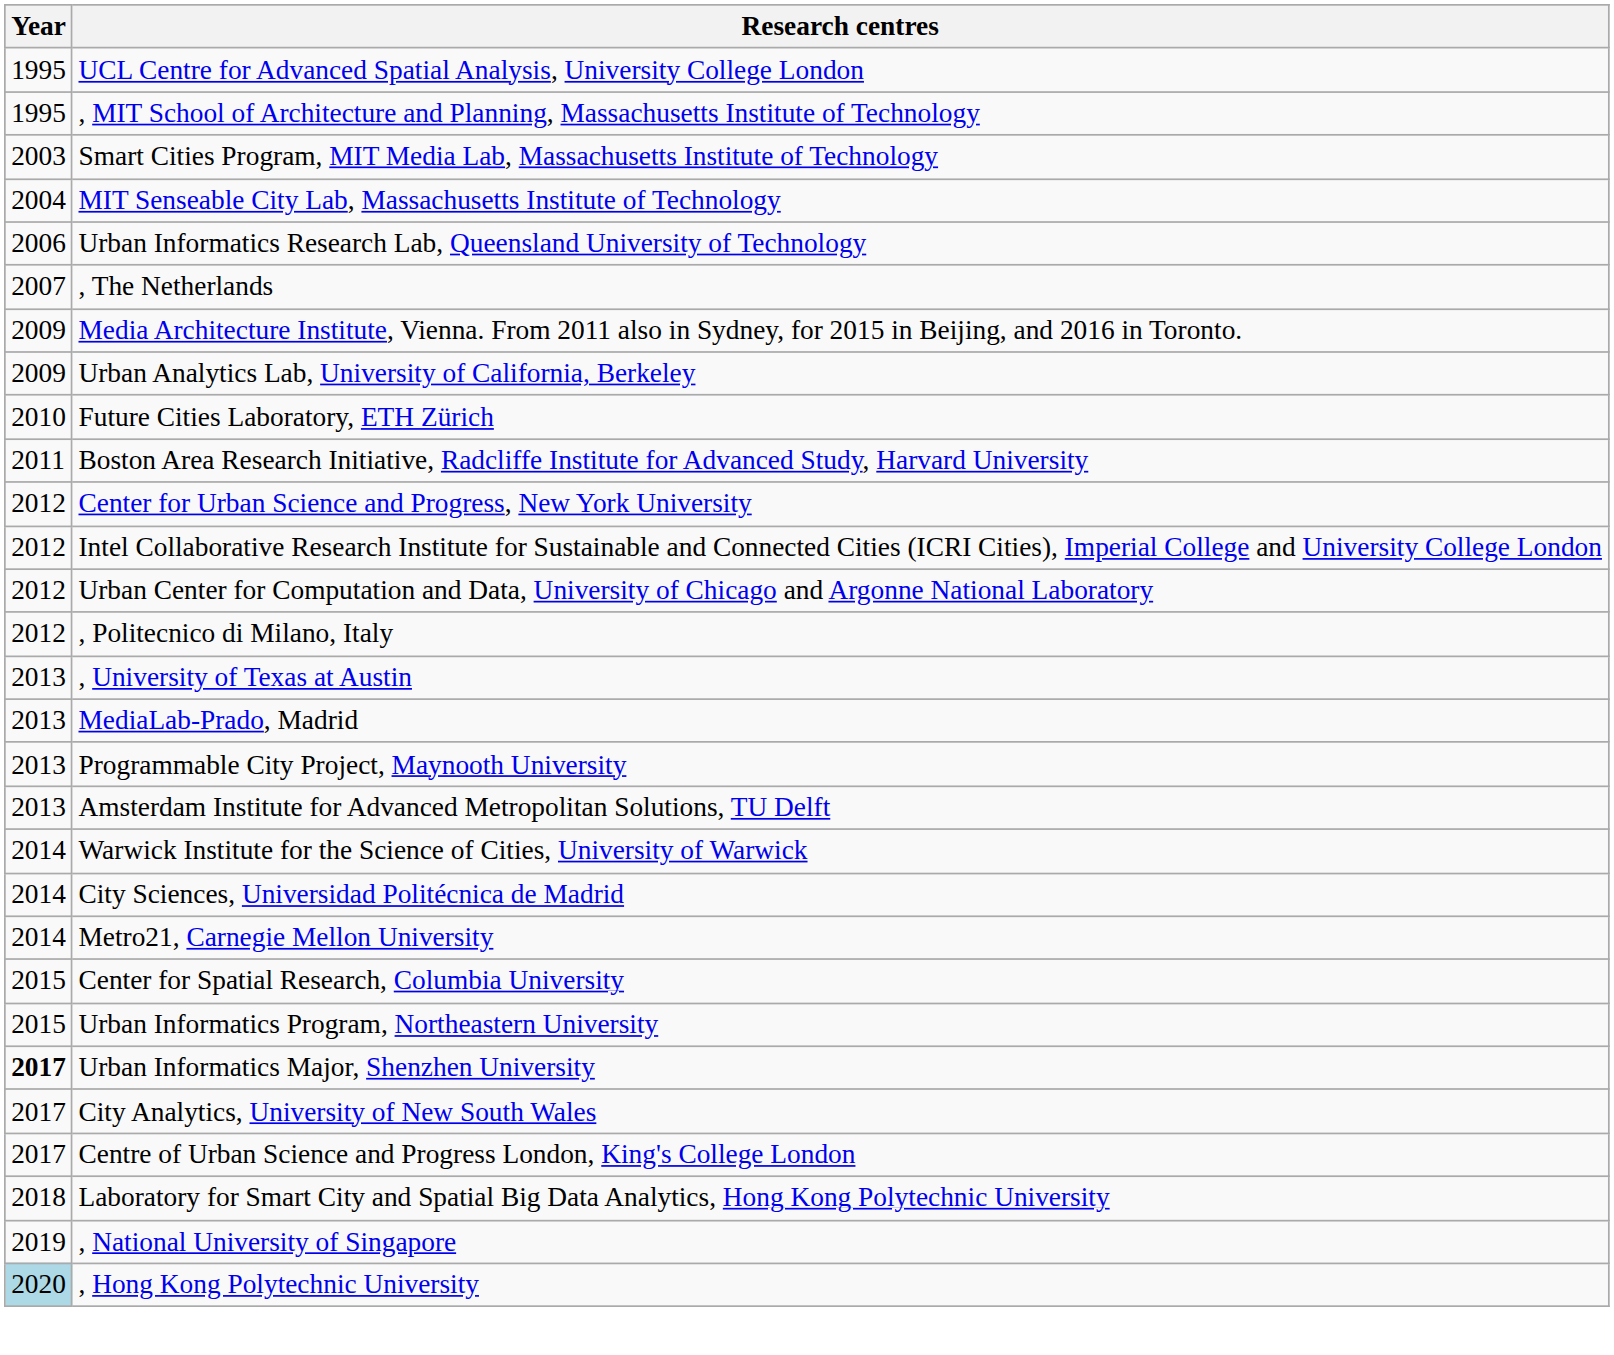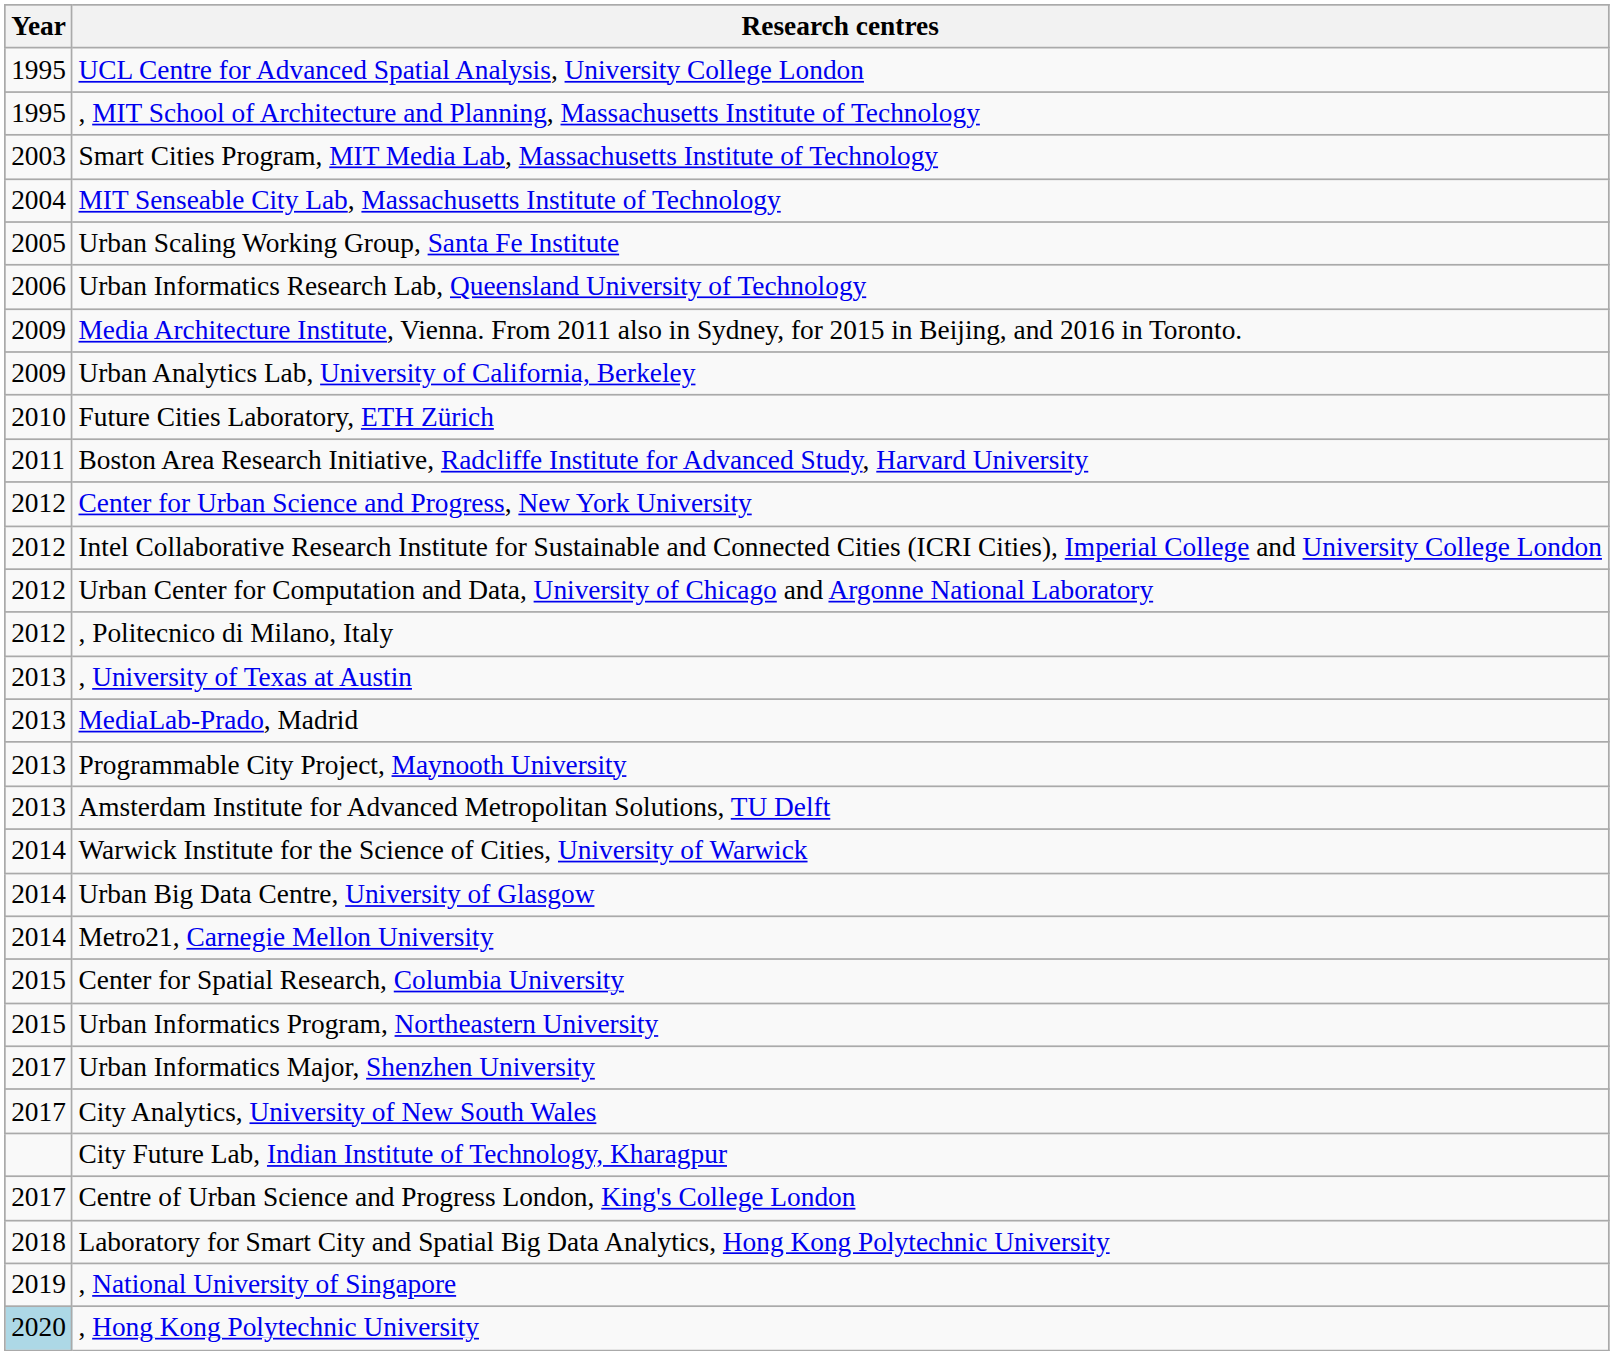+ row: (349, 243)
- row: (176, 286)
+ row: (336, 894)
- row: (351, 894)
(39, 1067) bold -> (39, 1067) normal
+ row: (403, 1154)
